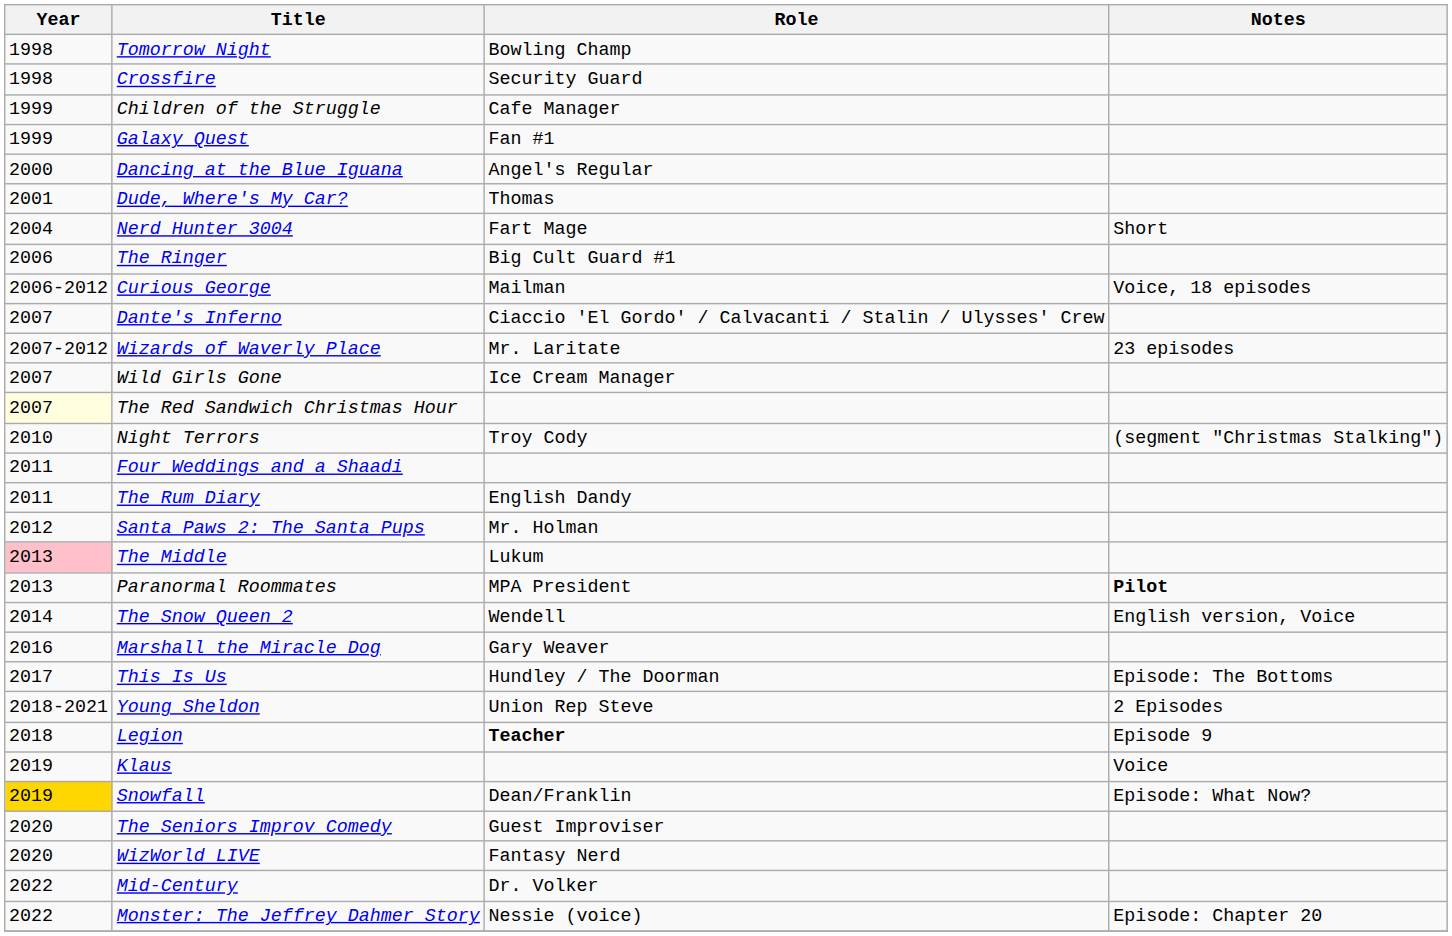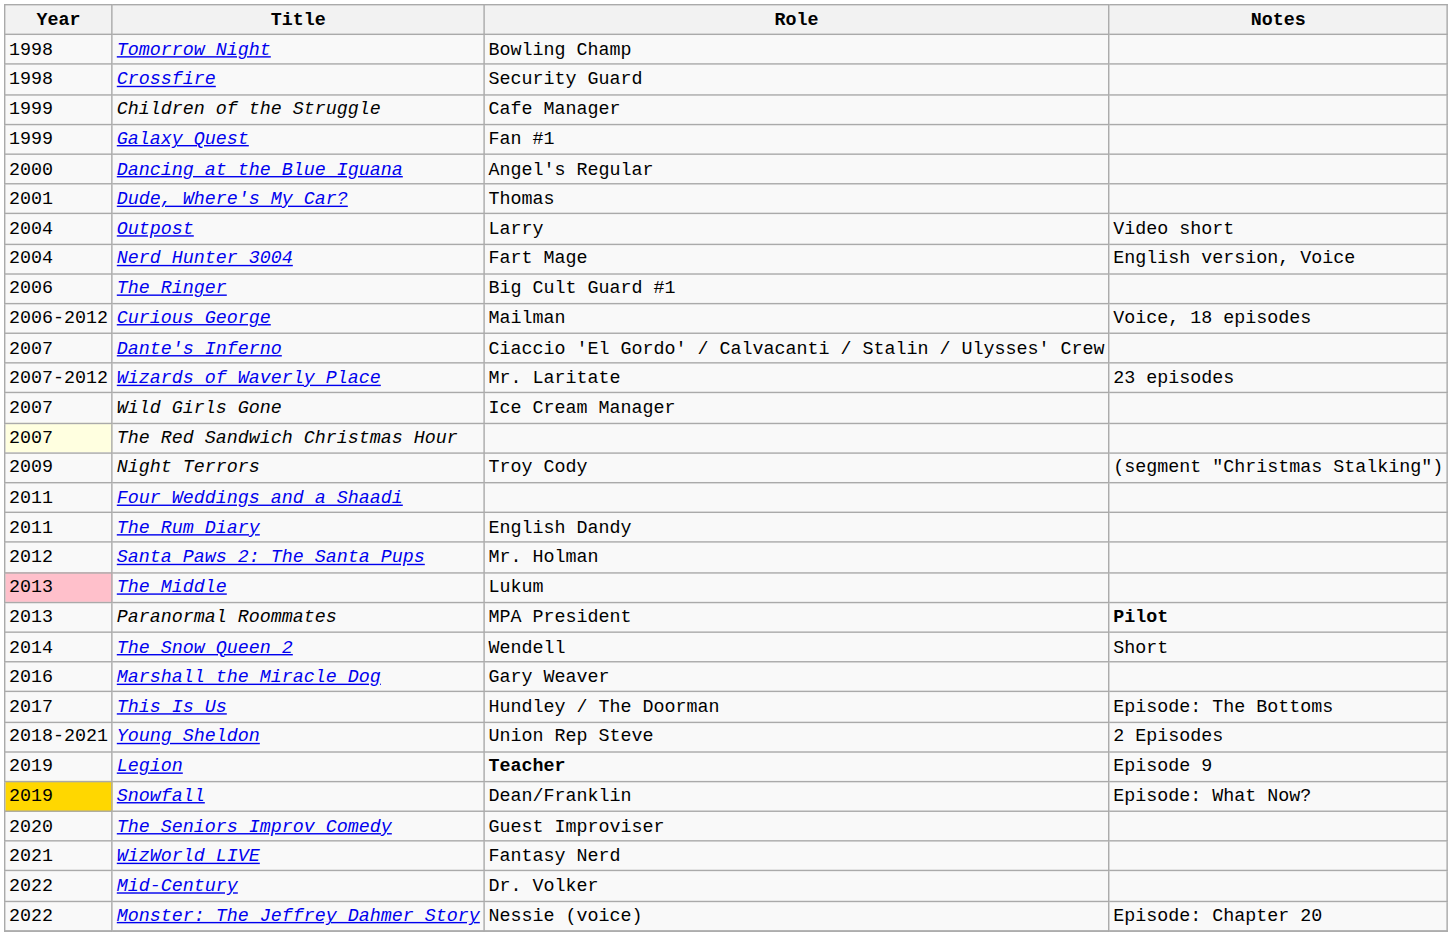+ row: (155, 229)
(1141, 229) Short -> (1234, 259) English version, Voice
(31, 438) 2010 -> (31, 468) 2009
(1234, 617) English version, Voice -> (1141, 647) Short
(31, 737) 2018 -> (31, 767) 2019
- row: (144, 767)
(31, 856) 2020 -> (31, 856) 2021
